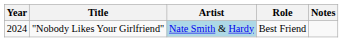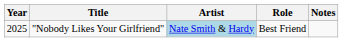(17, 28) 2024 -> (17, 28) 2025
